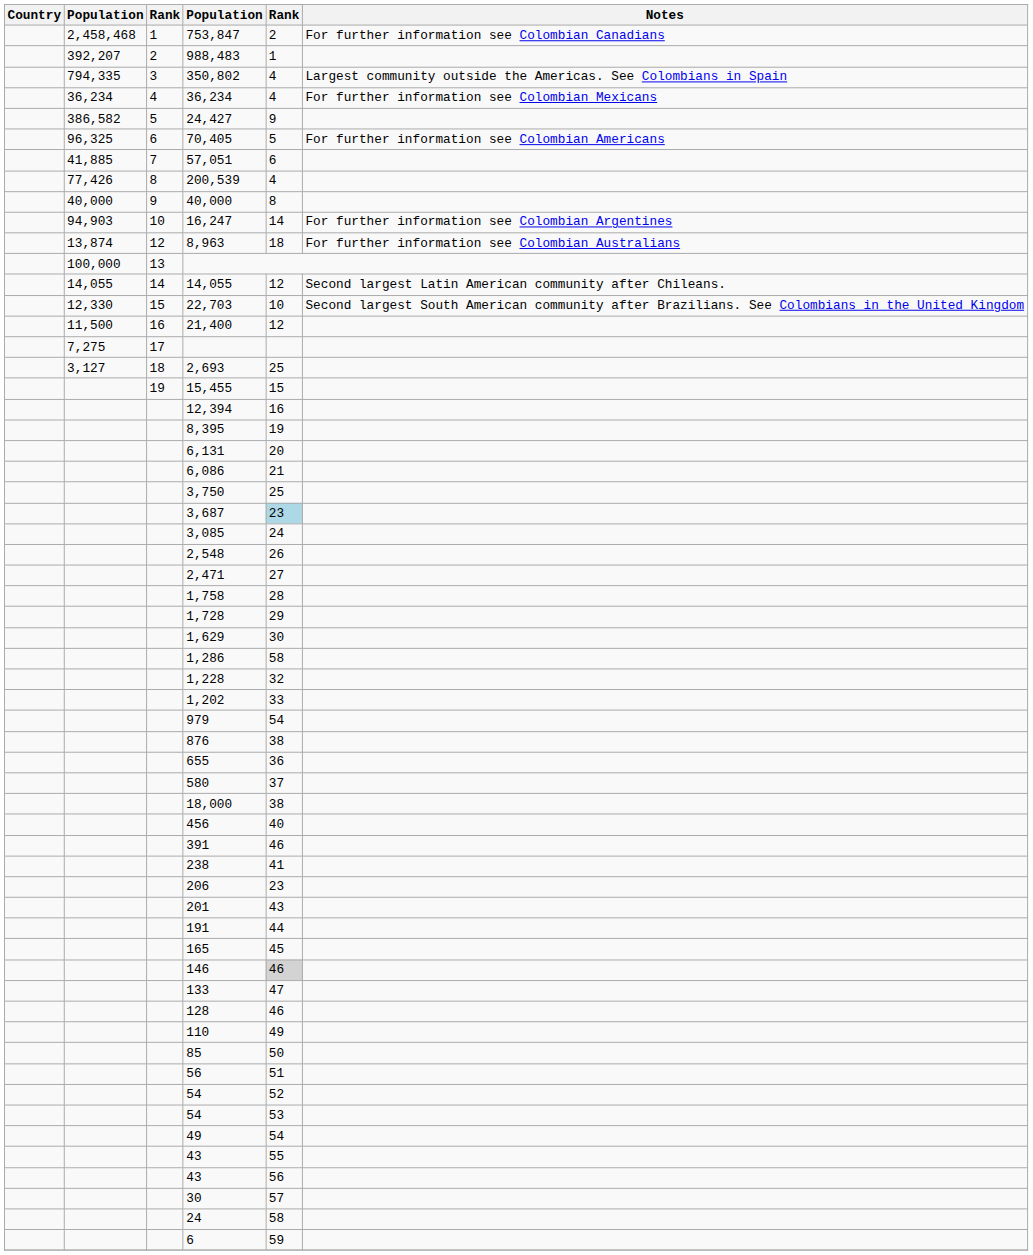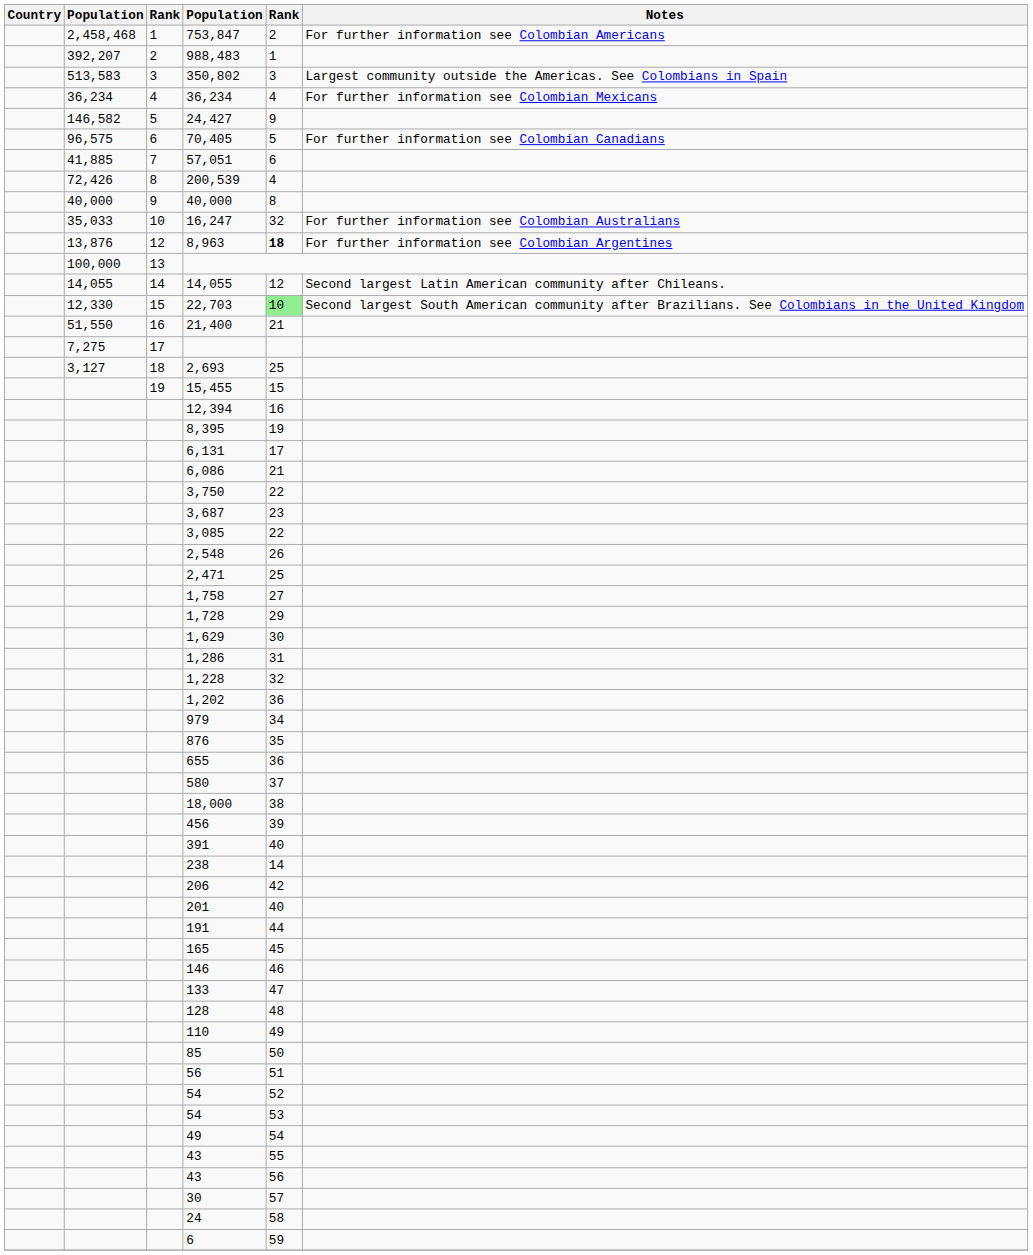(485, 36) For further information see Colombian Canadians -> (485, 36) For further information see Colombian Americans
(94, 77) 794,335 -> (94, 77) 513,583
(273, 77) 4 -> (273, 77) 3
(94, 119) 386,582 -> (94, 119) 146,582
(90, 139) 96,325 -> (90, 139) 96,575
(485, 139) For further information see Colombian Americans -> (485, 139) For further information see Colombian Canadians
(90, 181) 77,426 -> (90, 181) 72,426
(90, 223) 94,903 -> (90, 223) 35,033
(276, 223) 14 -> (276, 223) 32
(489, 223) For further information see Colombian Argentines -> (493, 223) For further information see Colombian Australians
(90, 243) 13,874 -> (90, 243) 13,876
(276, 243) normal -> (276, 243) bold
(493, 243) For further information see Colombian Australians -> (489, 243) For further information see Colombian Argentines
(276, 306) no background -> (276, 306) lightgreen background
(90, 326) 11,500 -> (90, 326) 51,550
(276, 326) 12 -> (276, 326) 21
(276, 451) 20 -> (276, 451) 17
(276, 492) 25 -> (276, 492) 22
(276, 513) lightblue background -> (276, 513) no background
(276, 534) 24 -> (276, 534) 22
(276, 575) 27 -> (276, 575) 25
(276, 596) 28 -> (276, 596) 27
(276, 659) 58 -> (276, 659) 31
(276, 700) 33 -> (276, 700) 36
(276, 721) 54 -> (276, 721) 34
(276, 742) 38 -> (276, 742) 35
(276, 825) 40 -> (276, 825) 39
(276, 845) 46 -> (276, 845) 40
(276, 866) 41 -> (276, 866) 14
(276, 887) 23 -> (276, 887) 42
(276, 908) 43 -> (276, 908) 40
(276, 970) lightgrey background -> (276, 970) no background
(276, 1012) 46 -> (276, 1012) 48
